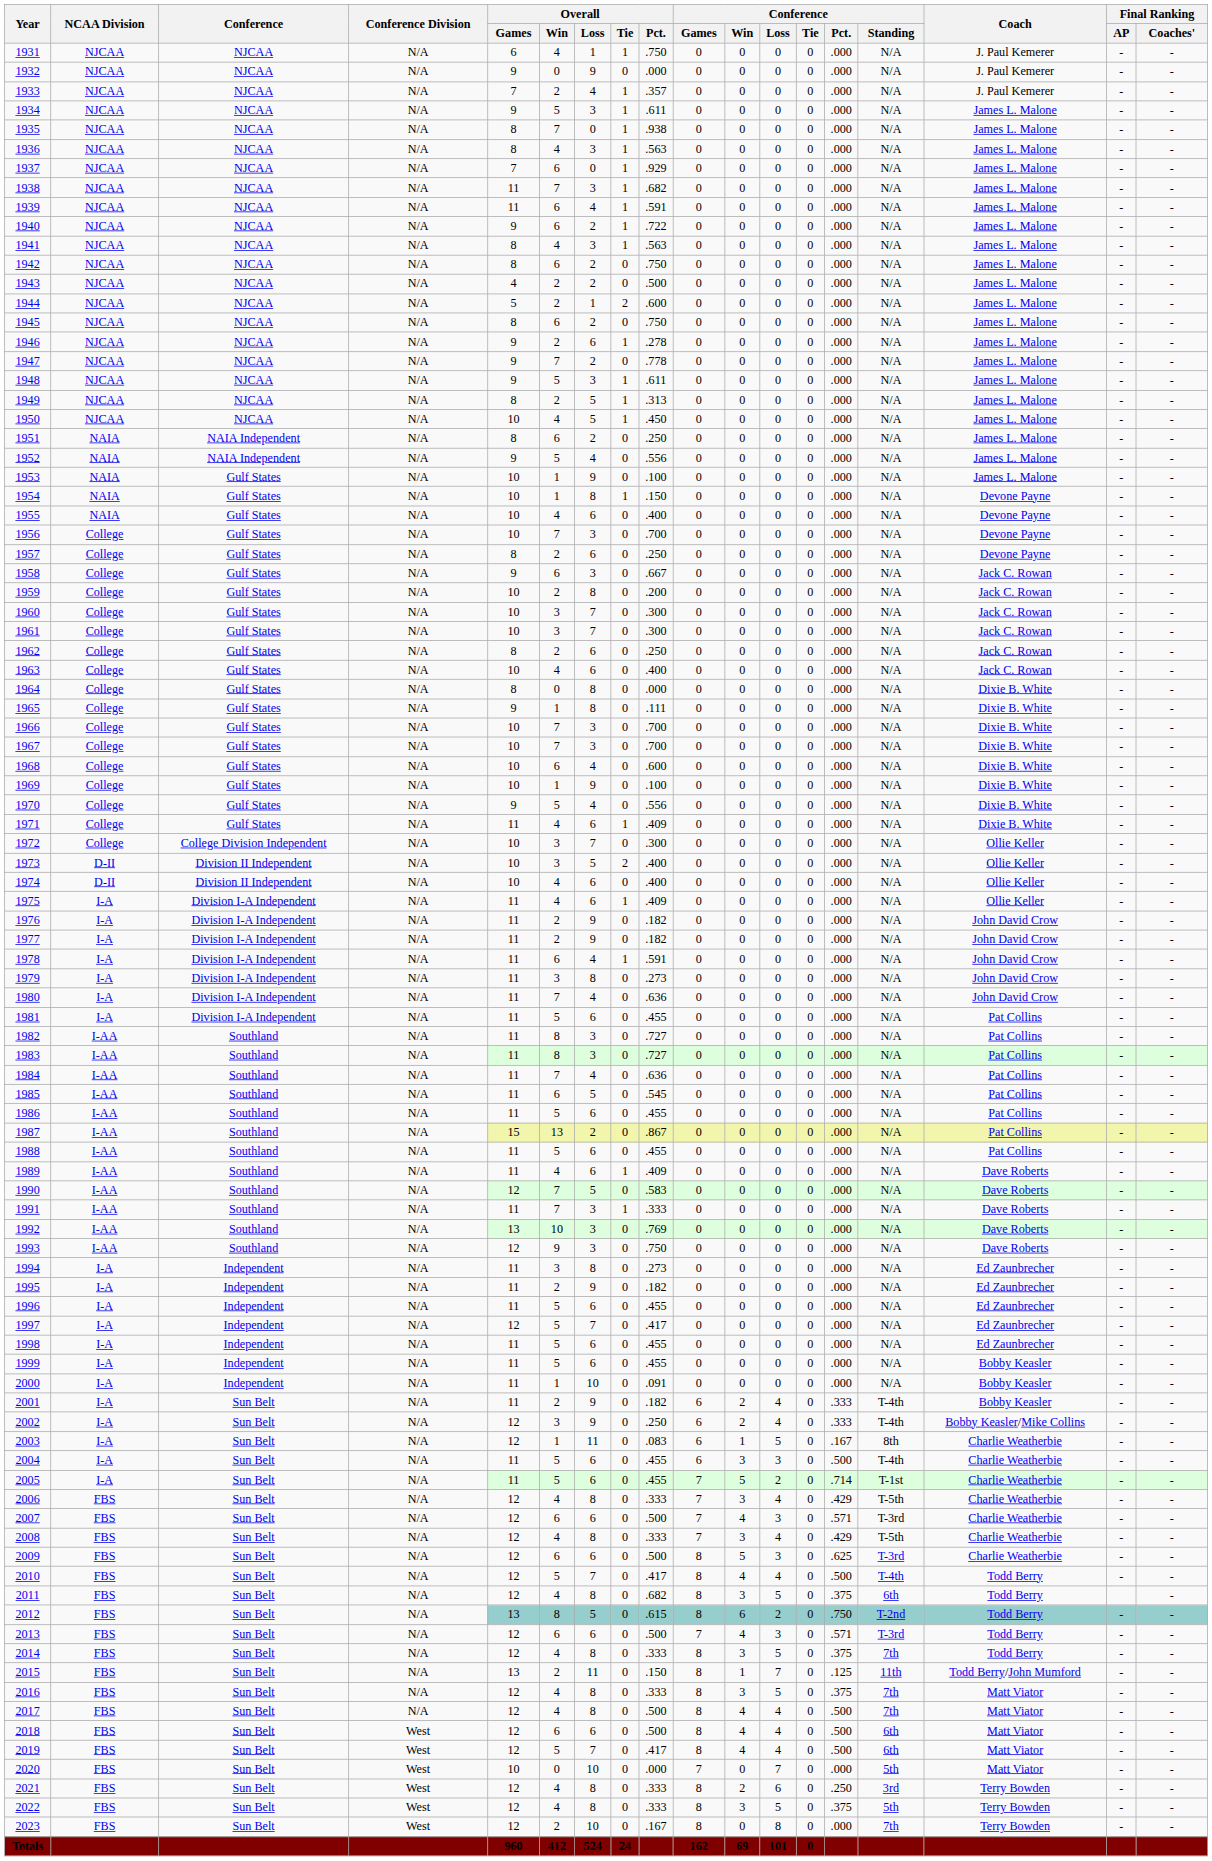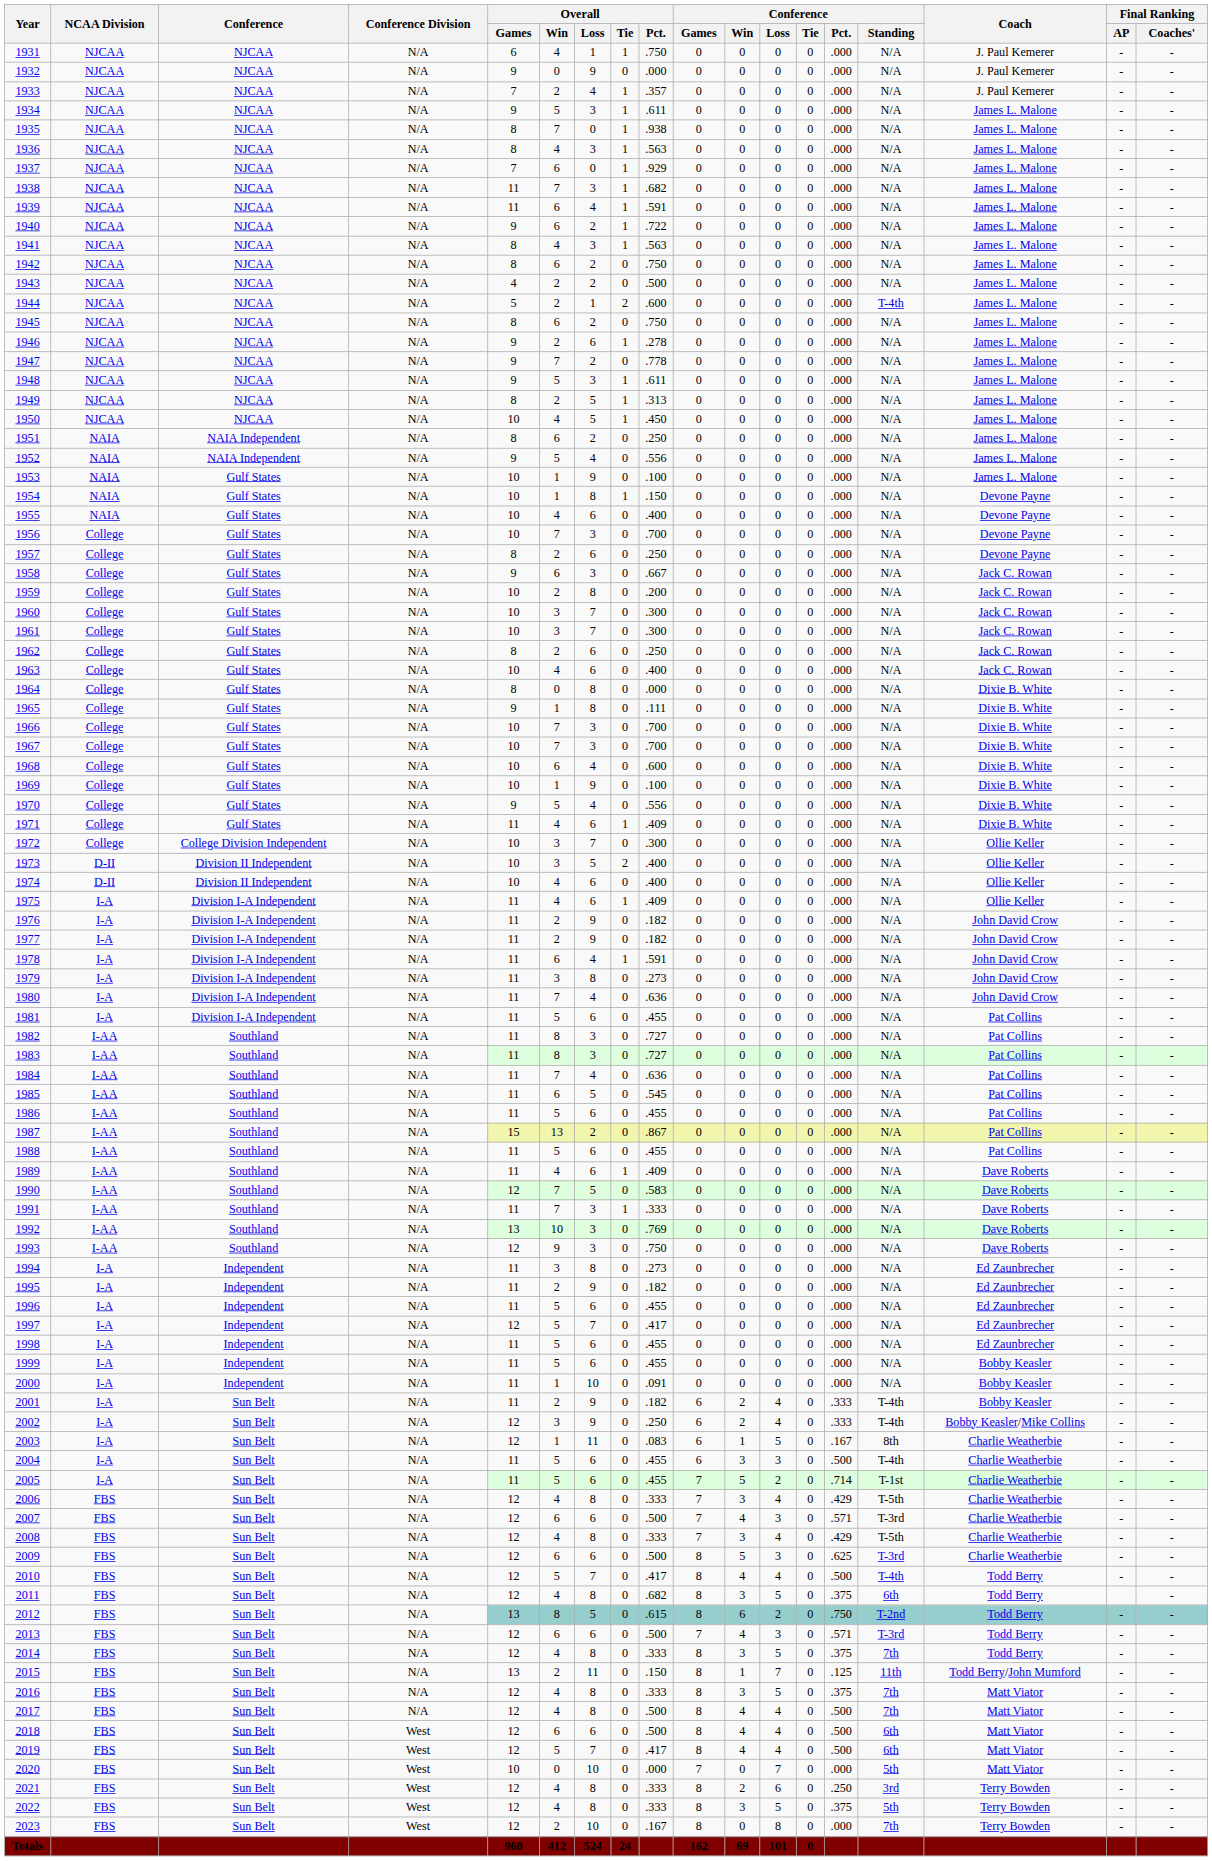(891, 303) N/A -> (891, 303) T-4th
